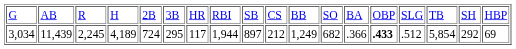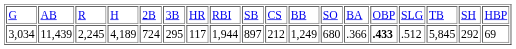(332, 34) 682 -> (332, 34) 680
(442, 34) 5,854 -> (442, 34) 5,845
